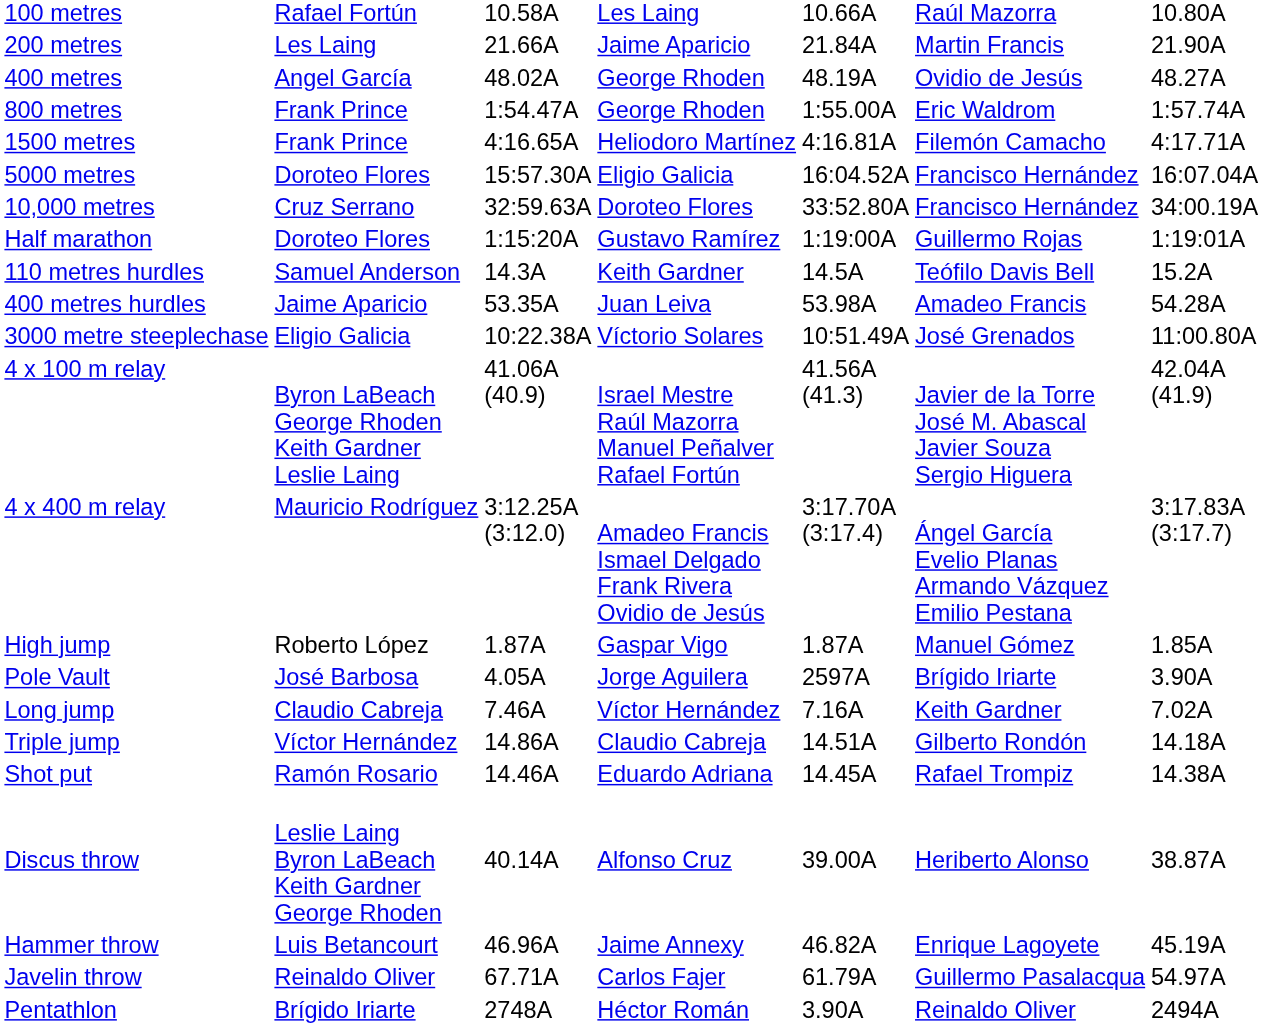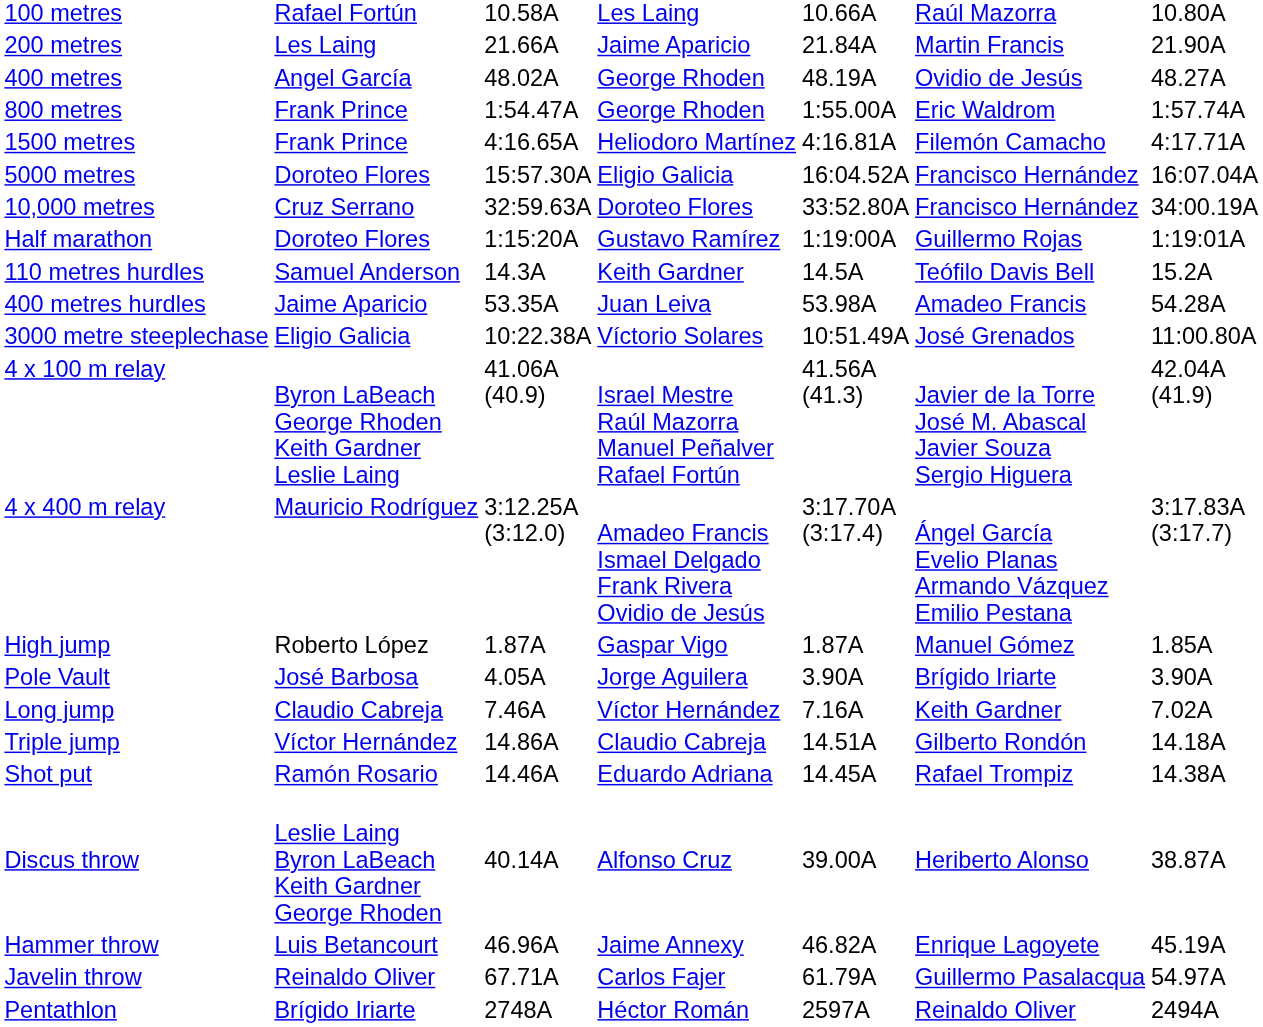(836, 677) 2597A -> (833, 677) 3.90A
(833, 1010) 3.90A -> (836, 1010) 2597A
